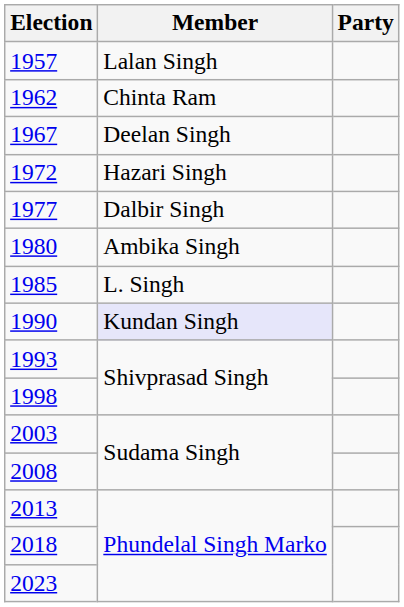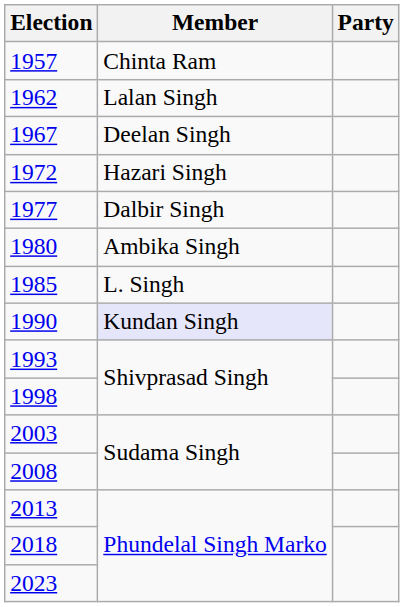(160, 60) Lalan Singh -> (160, 60) Chinta Ram
(160, 97) Chinta Ram -> (160, 97) Lalan Singh
